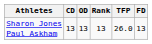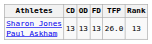columns swapped: (141, 11) <-> (101, 11)
